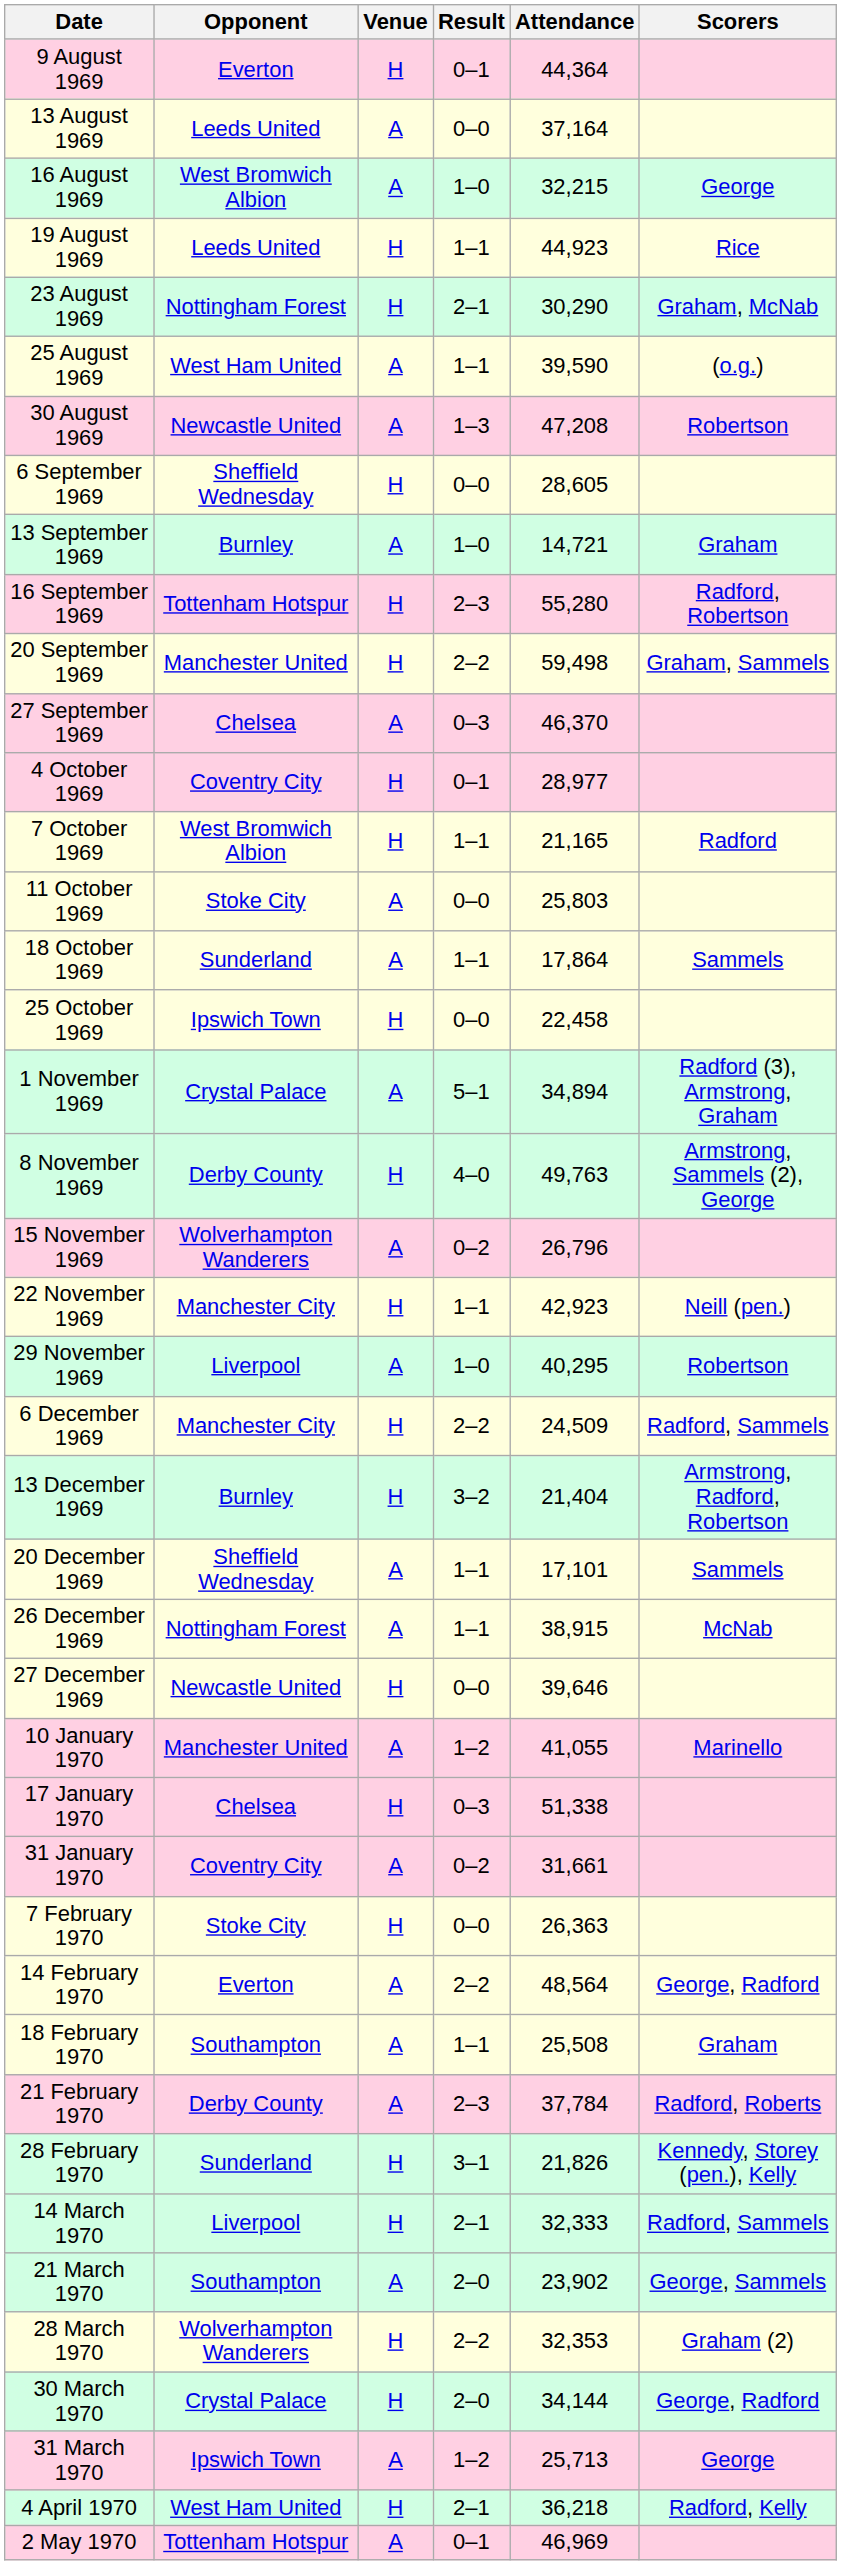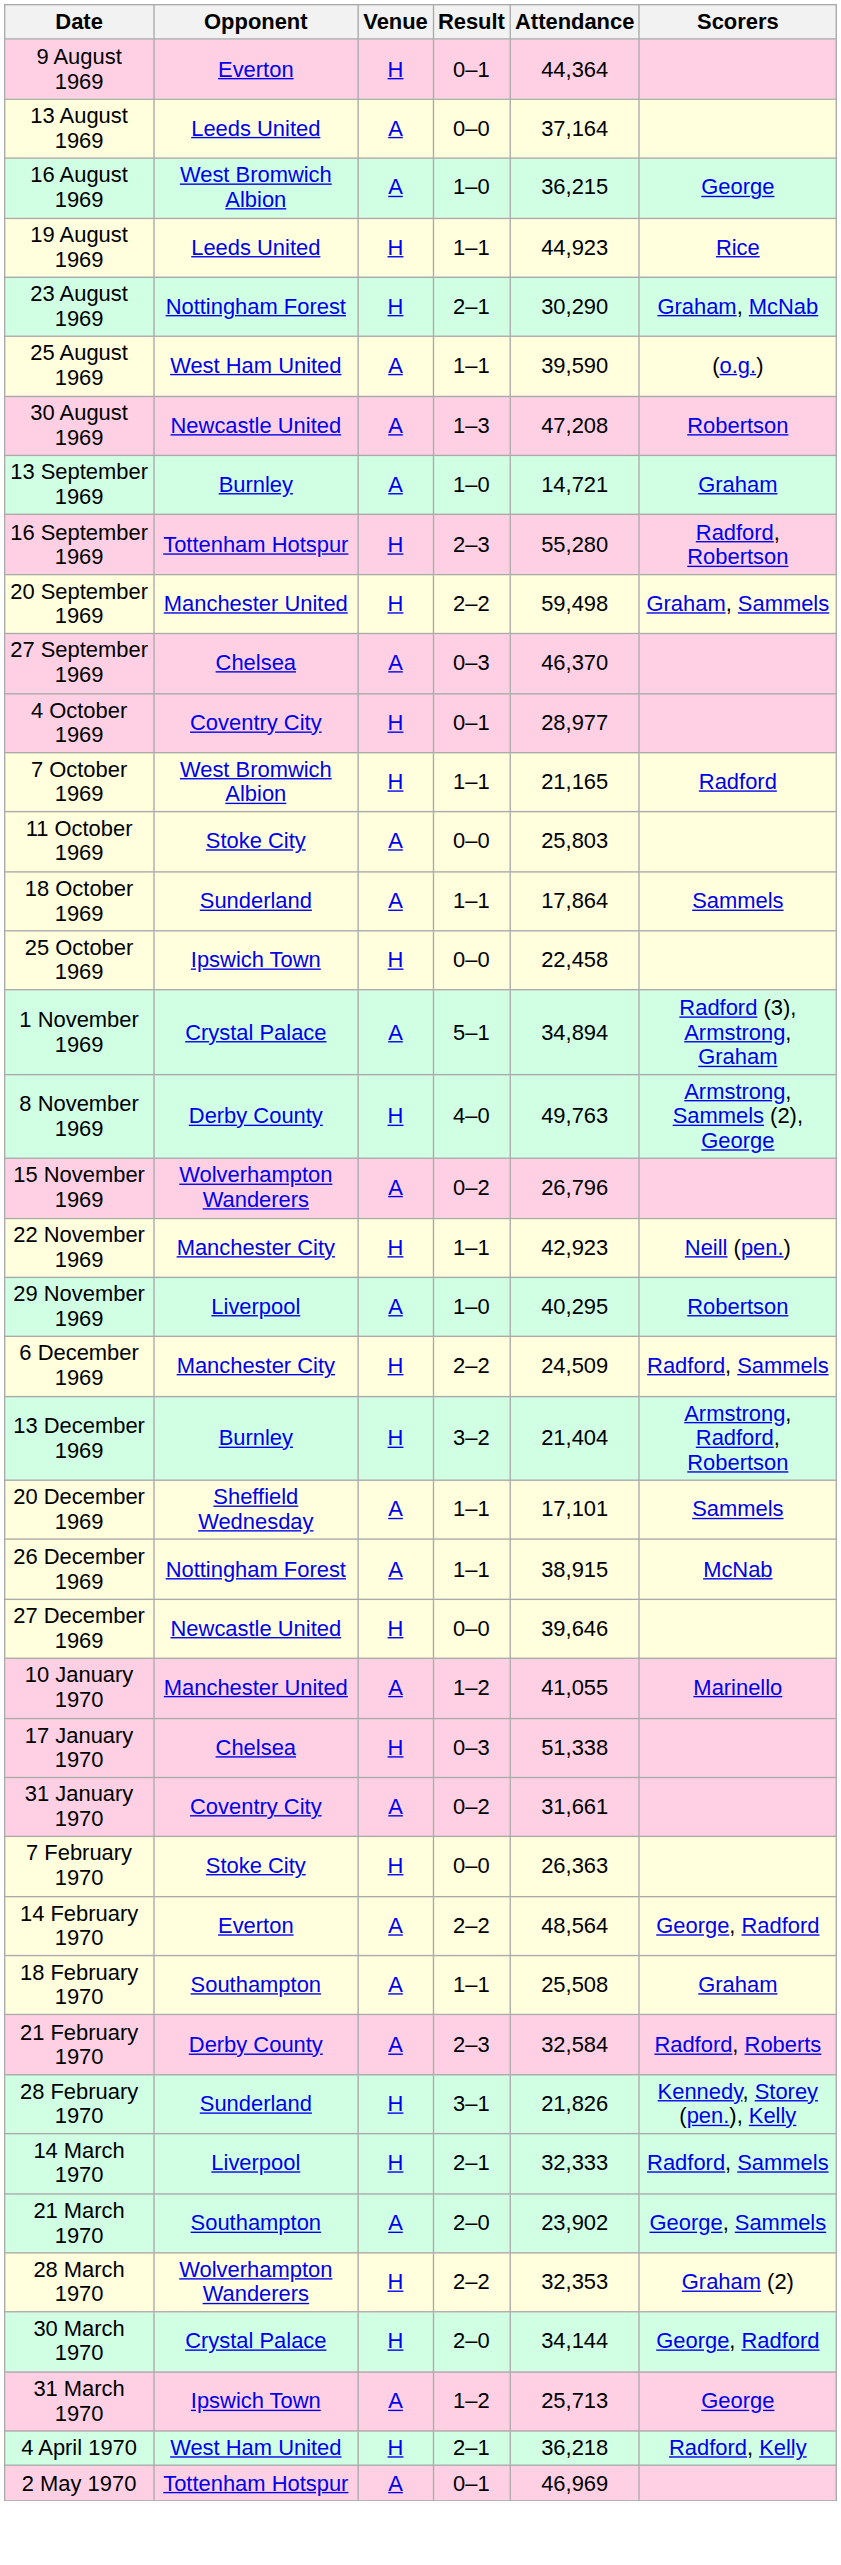(575, 187) 32,215 -> (575, 187) 36,215
- row: (79, 484)
(575, 2103) 37,784 -> (575, 2044) 32,584
